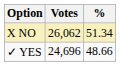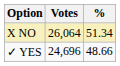(64, 32) 26,062 -> (64, 32) 26,064
